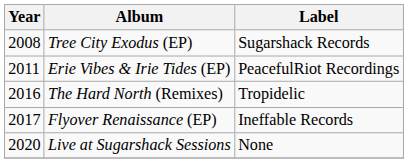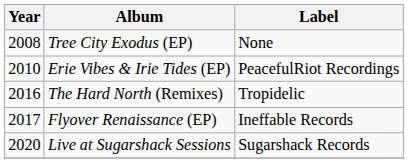(304, 42) Sugarshack Records -> (256, 42) None
(24, 68) 2011 -> (24, 68) 2010
(256, 145) None -> (304, 145) Sugarshack Records
